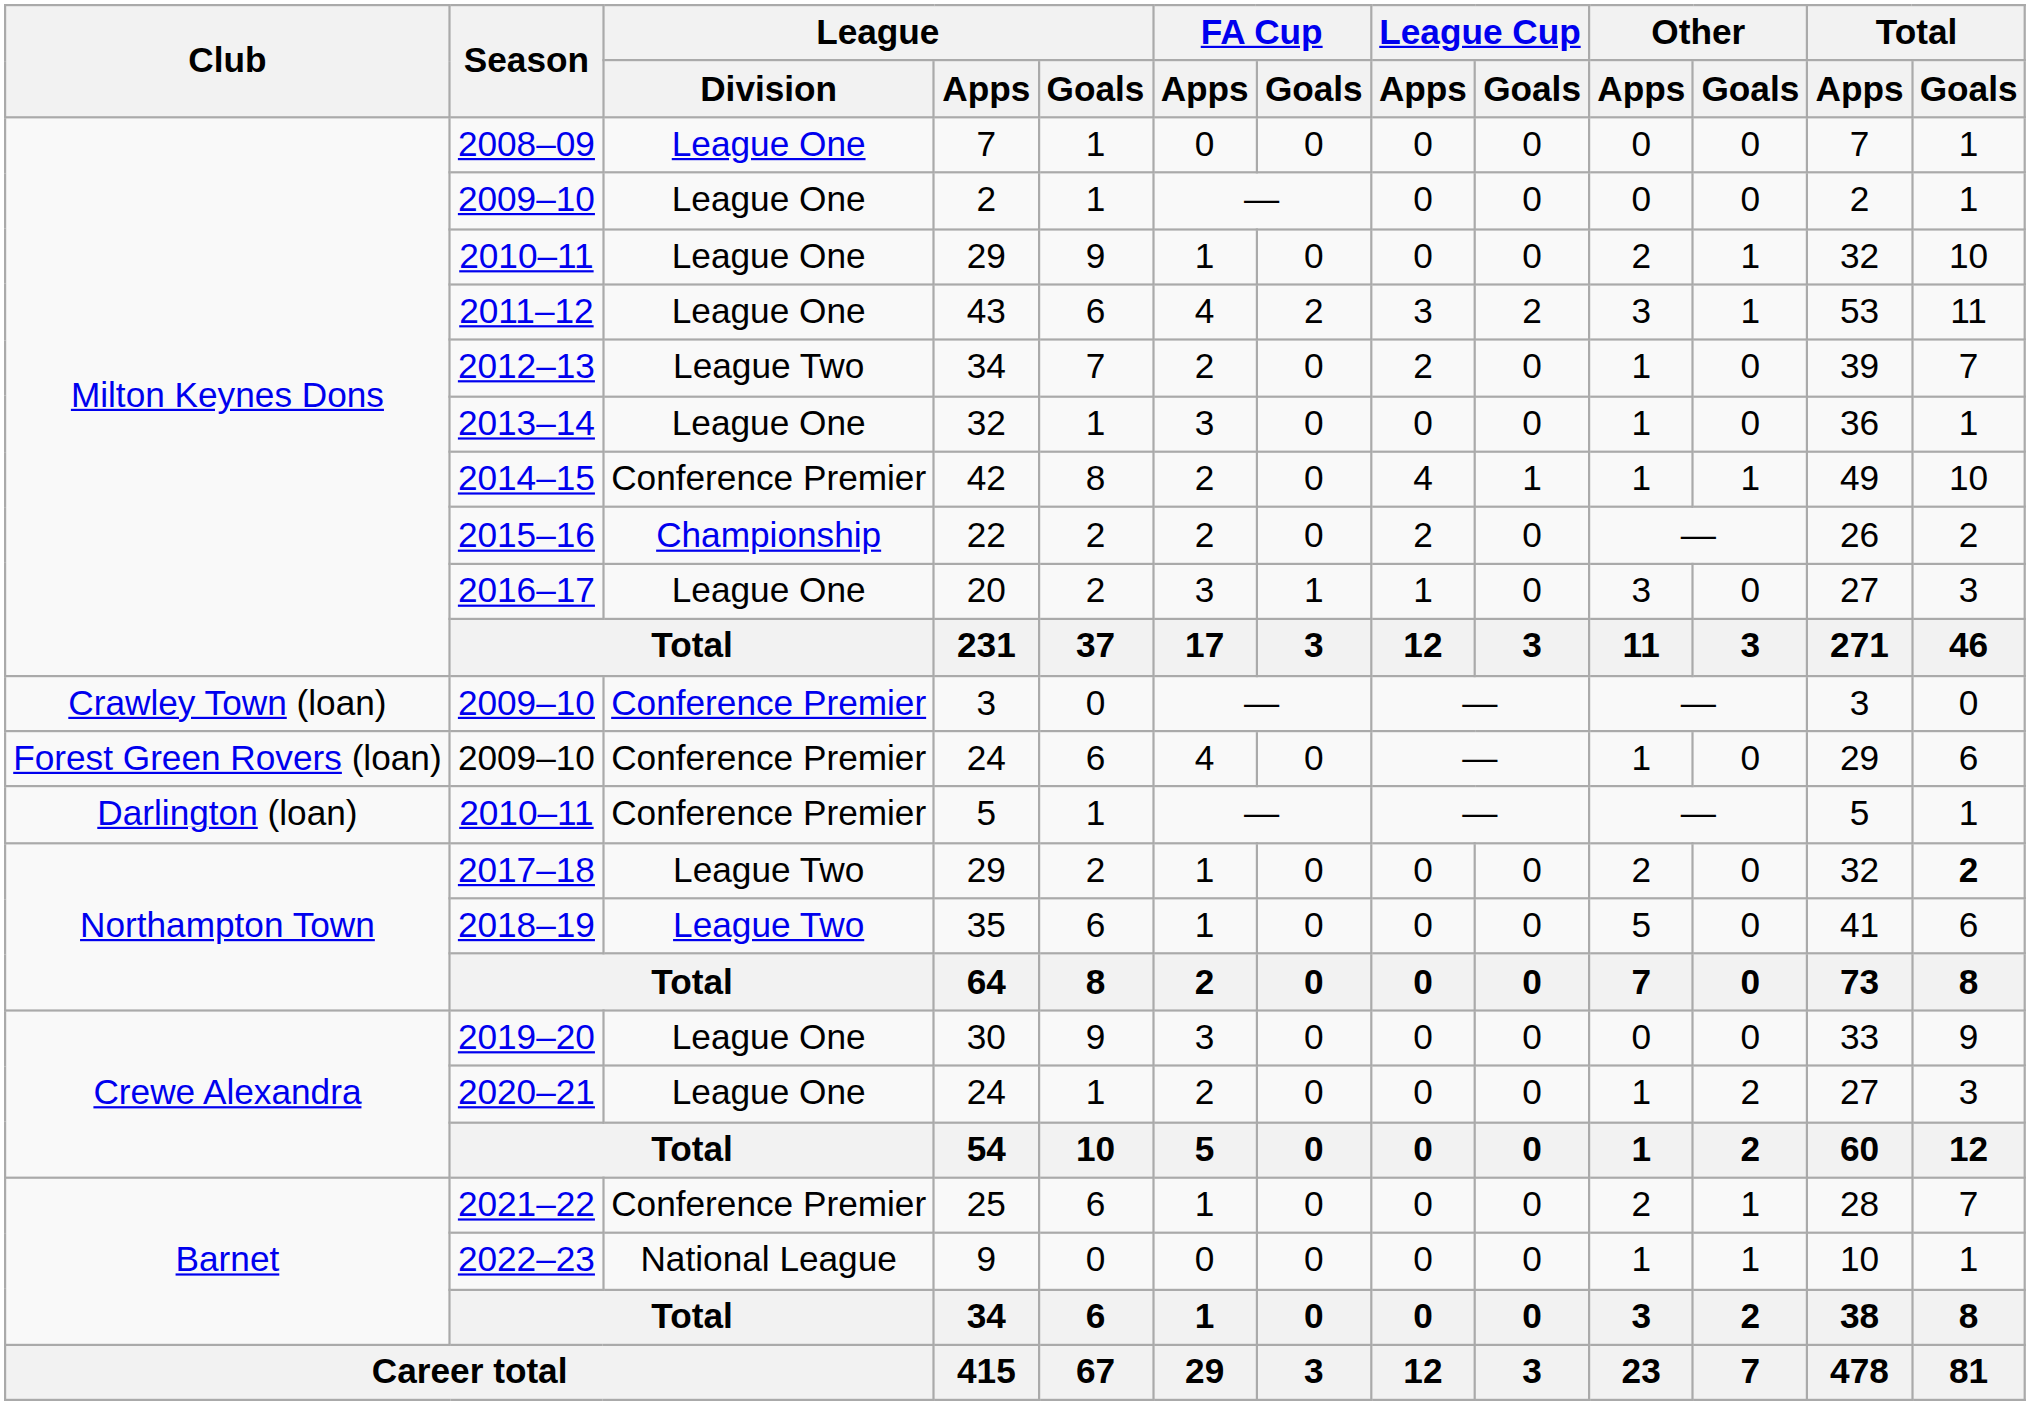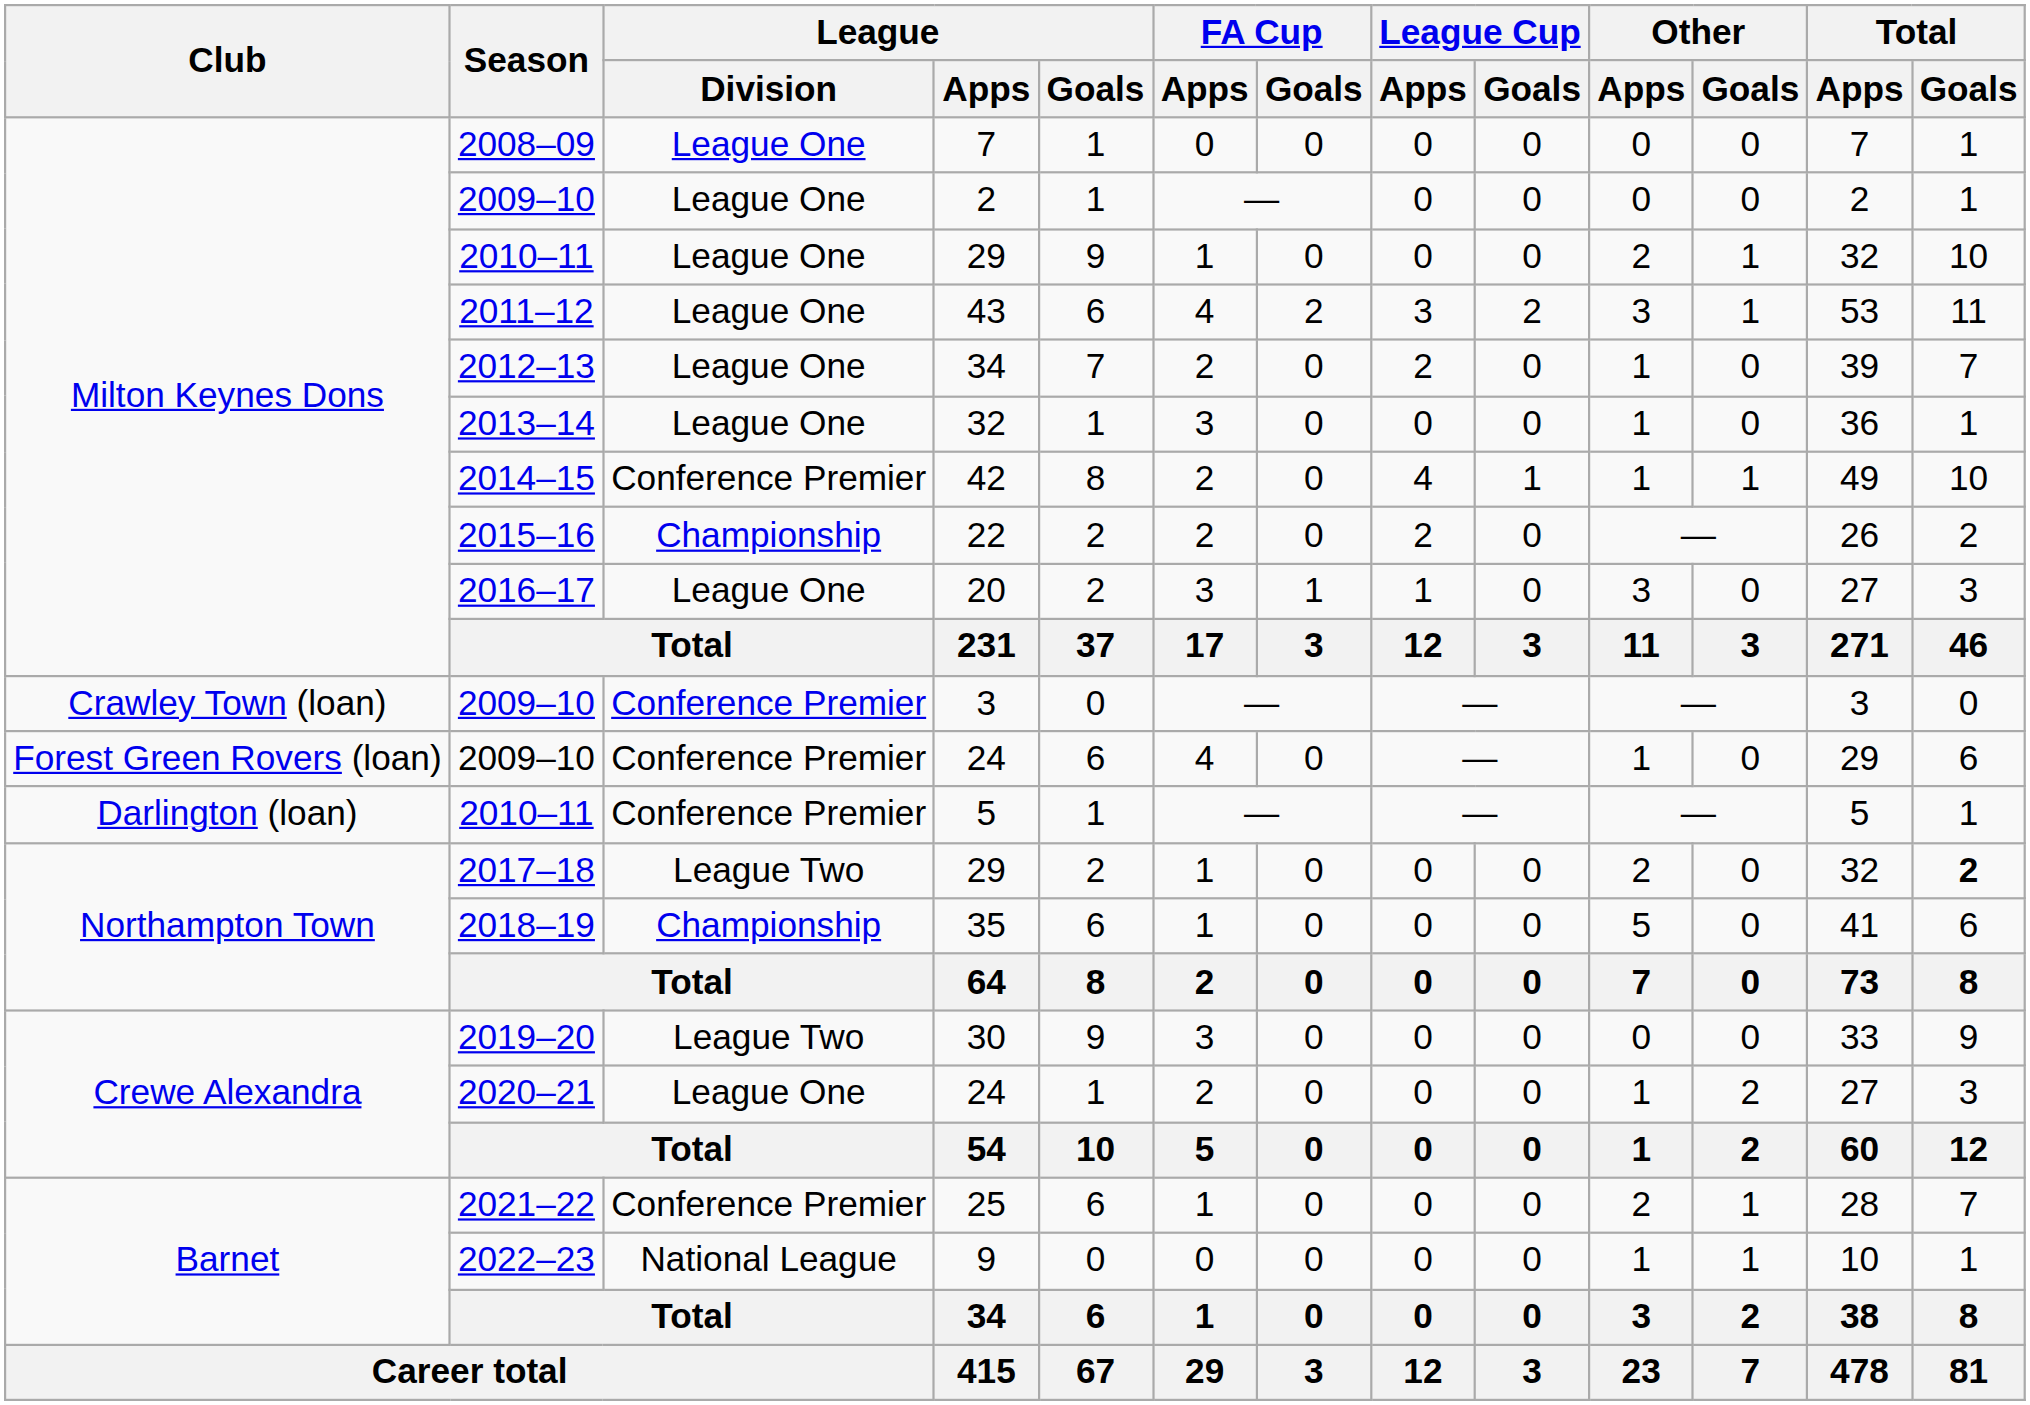(769, 367) League Two -> (769, 367) League One
(769, 925) League Two -> (769, 925) Championship
(769, 1037) League One -> (769, 1037) League Two
